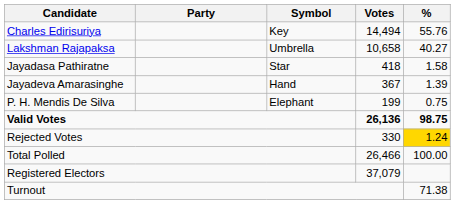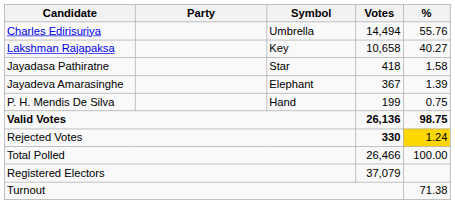(279, 31) Key -> (292, 31) Umbrella
(292, 48) Umbrella -> (279, 48) Key
(283, 84) Hand -> (291, 84) Elephant
(291, 102) Elephant -> (283, 102) Hand
(391, 137) normal -> (391, 137) bold
